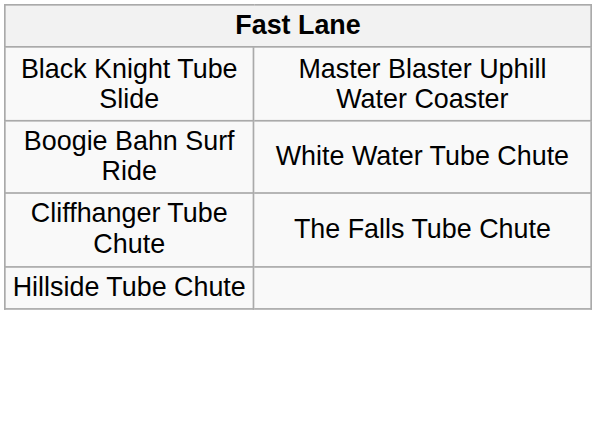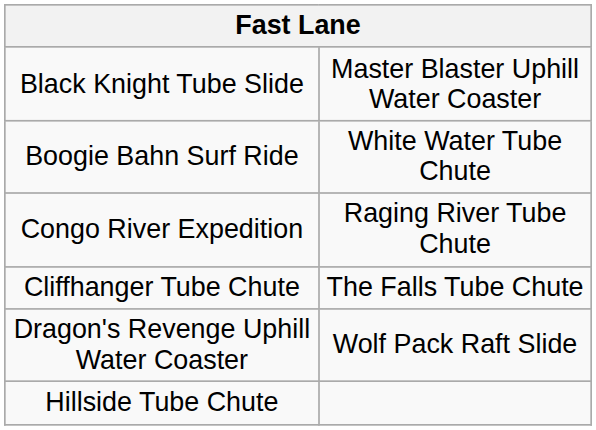+ row: (162, 229)
+ row: (162, 344)
